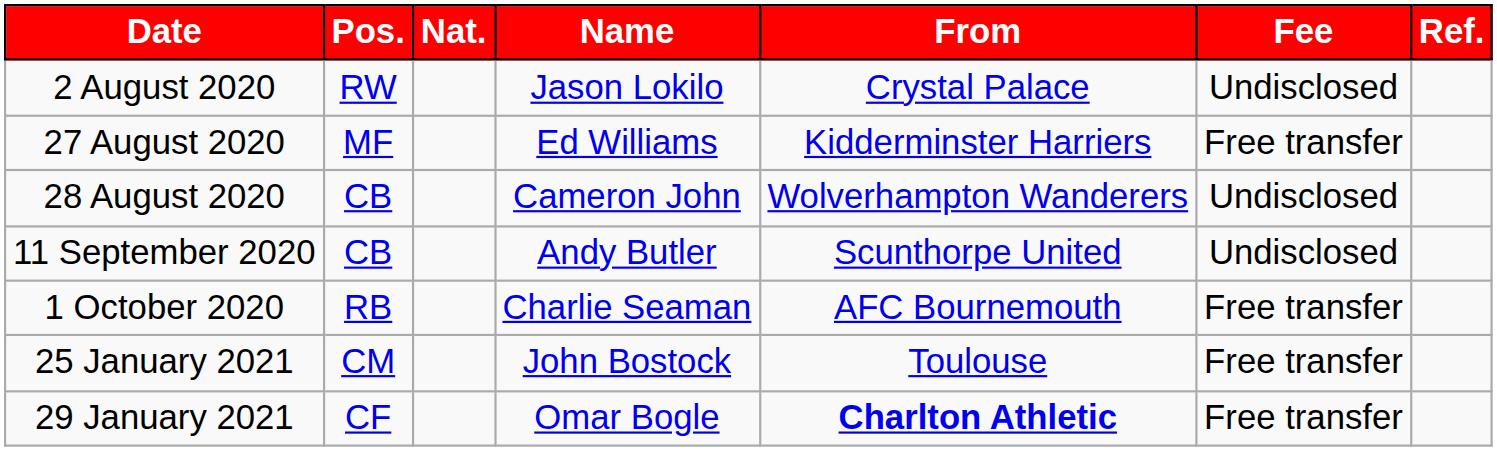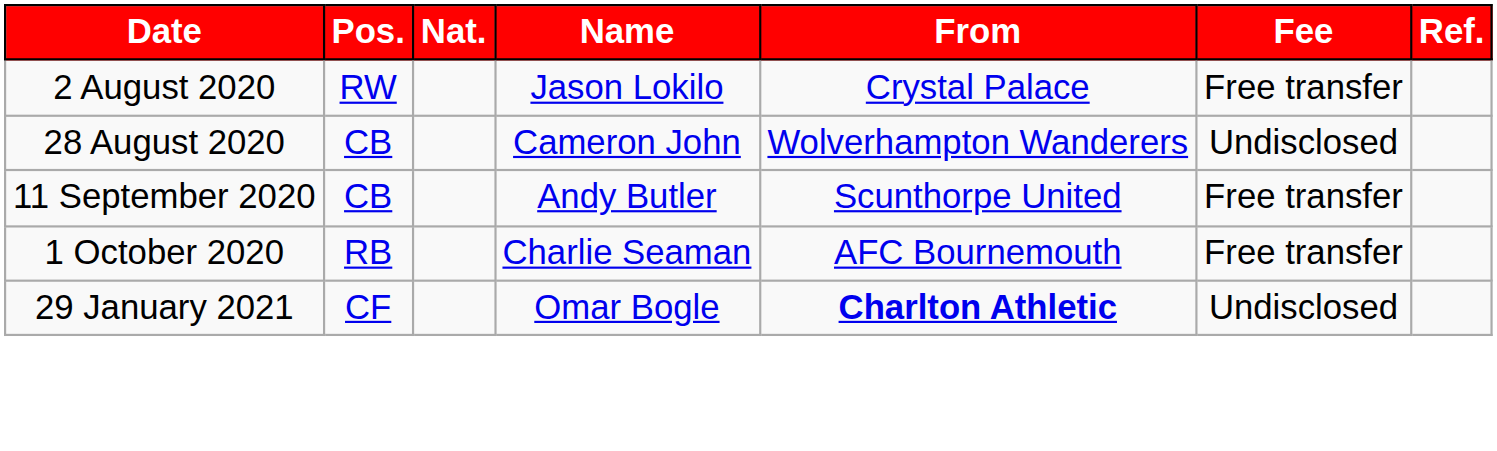(1303, 87) Undisclosed -> (1303, 87) Free transfer
- row: (164, 142)
(1303, 252) Undisclosed -> (1303, 197) Free transfer
- row: (164, 362)
(1303, 417) Free transfer -> (1303, 307) Undisclosed
